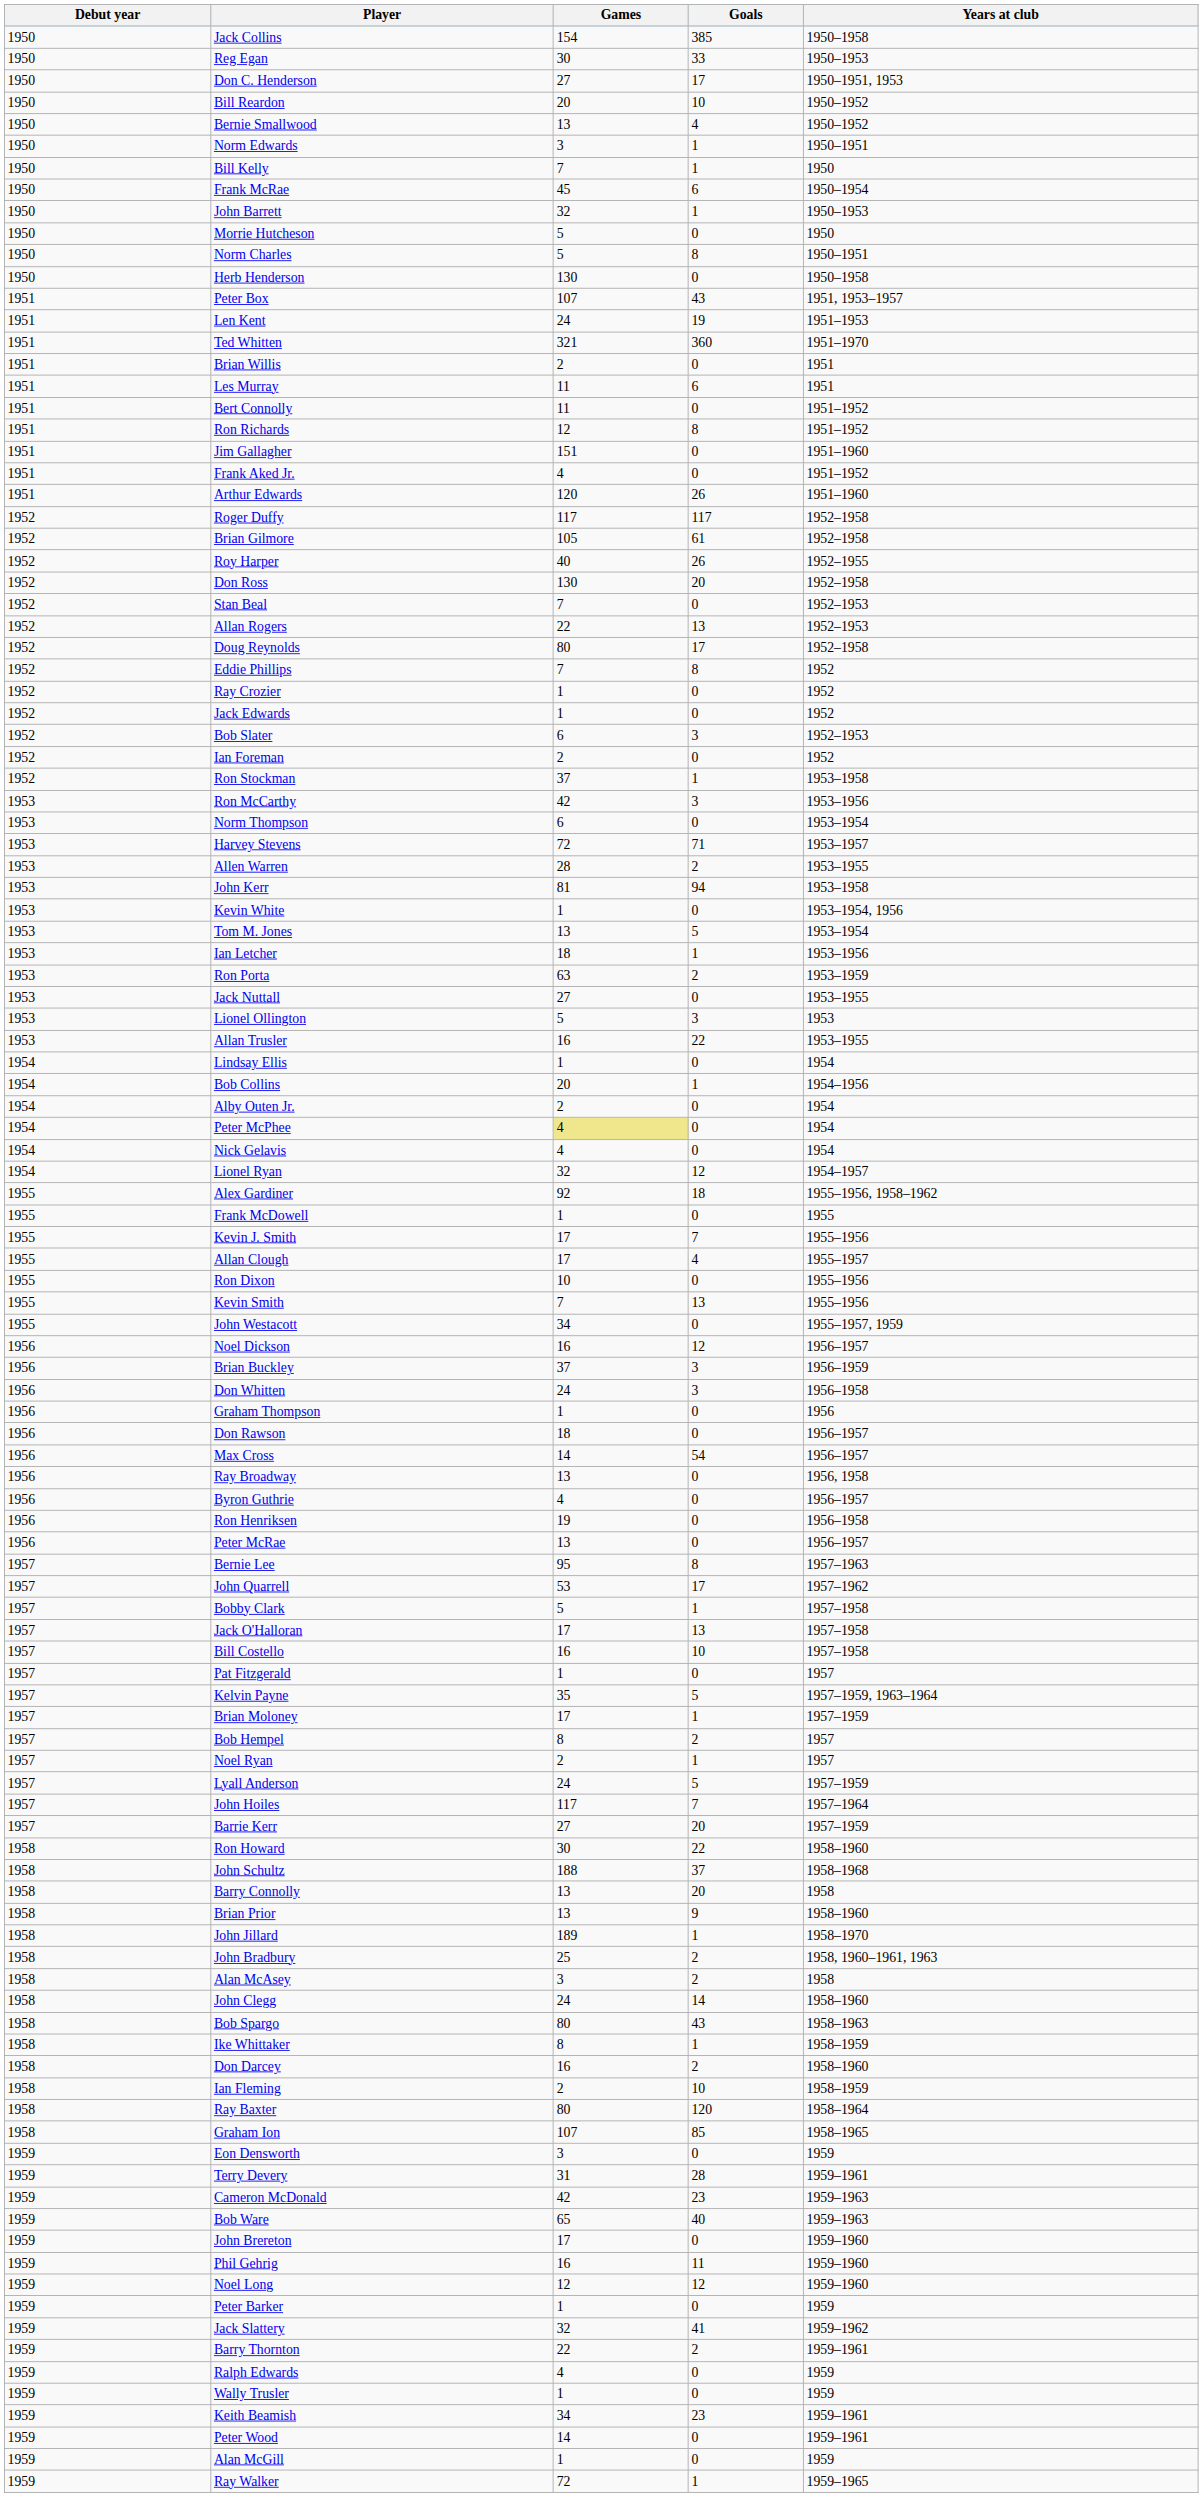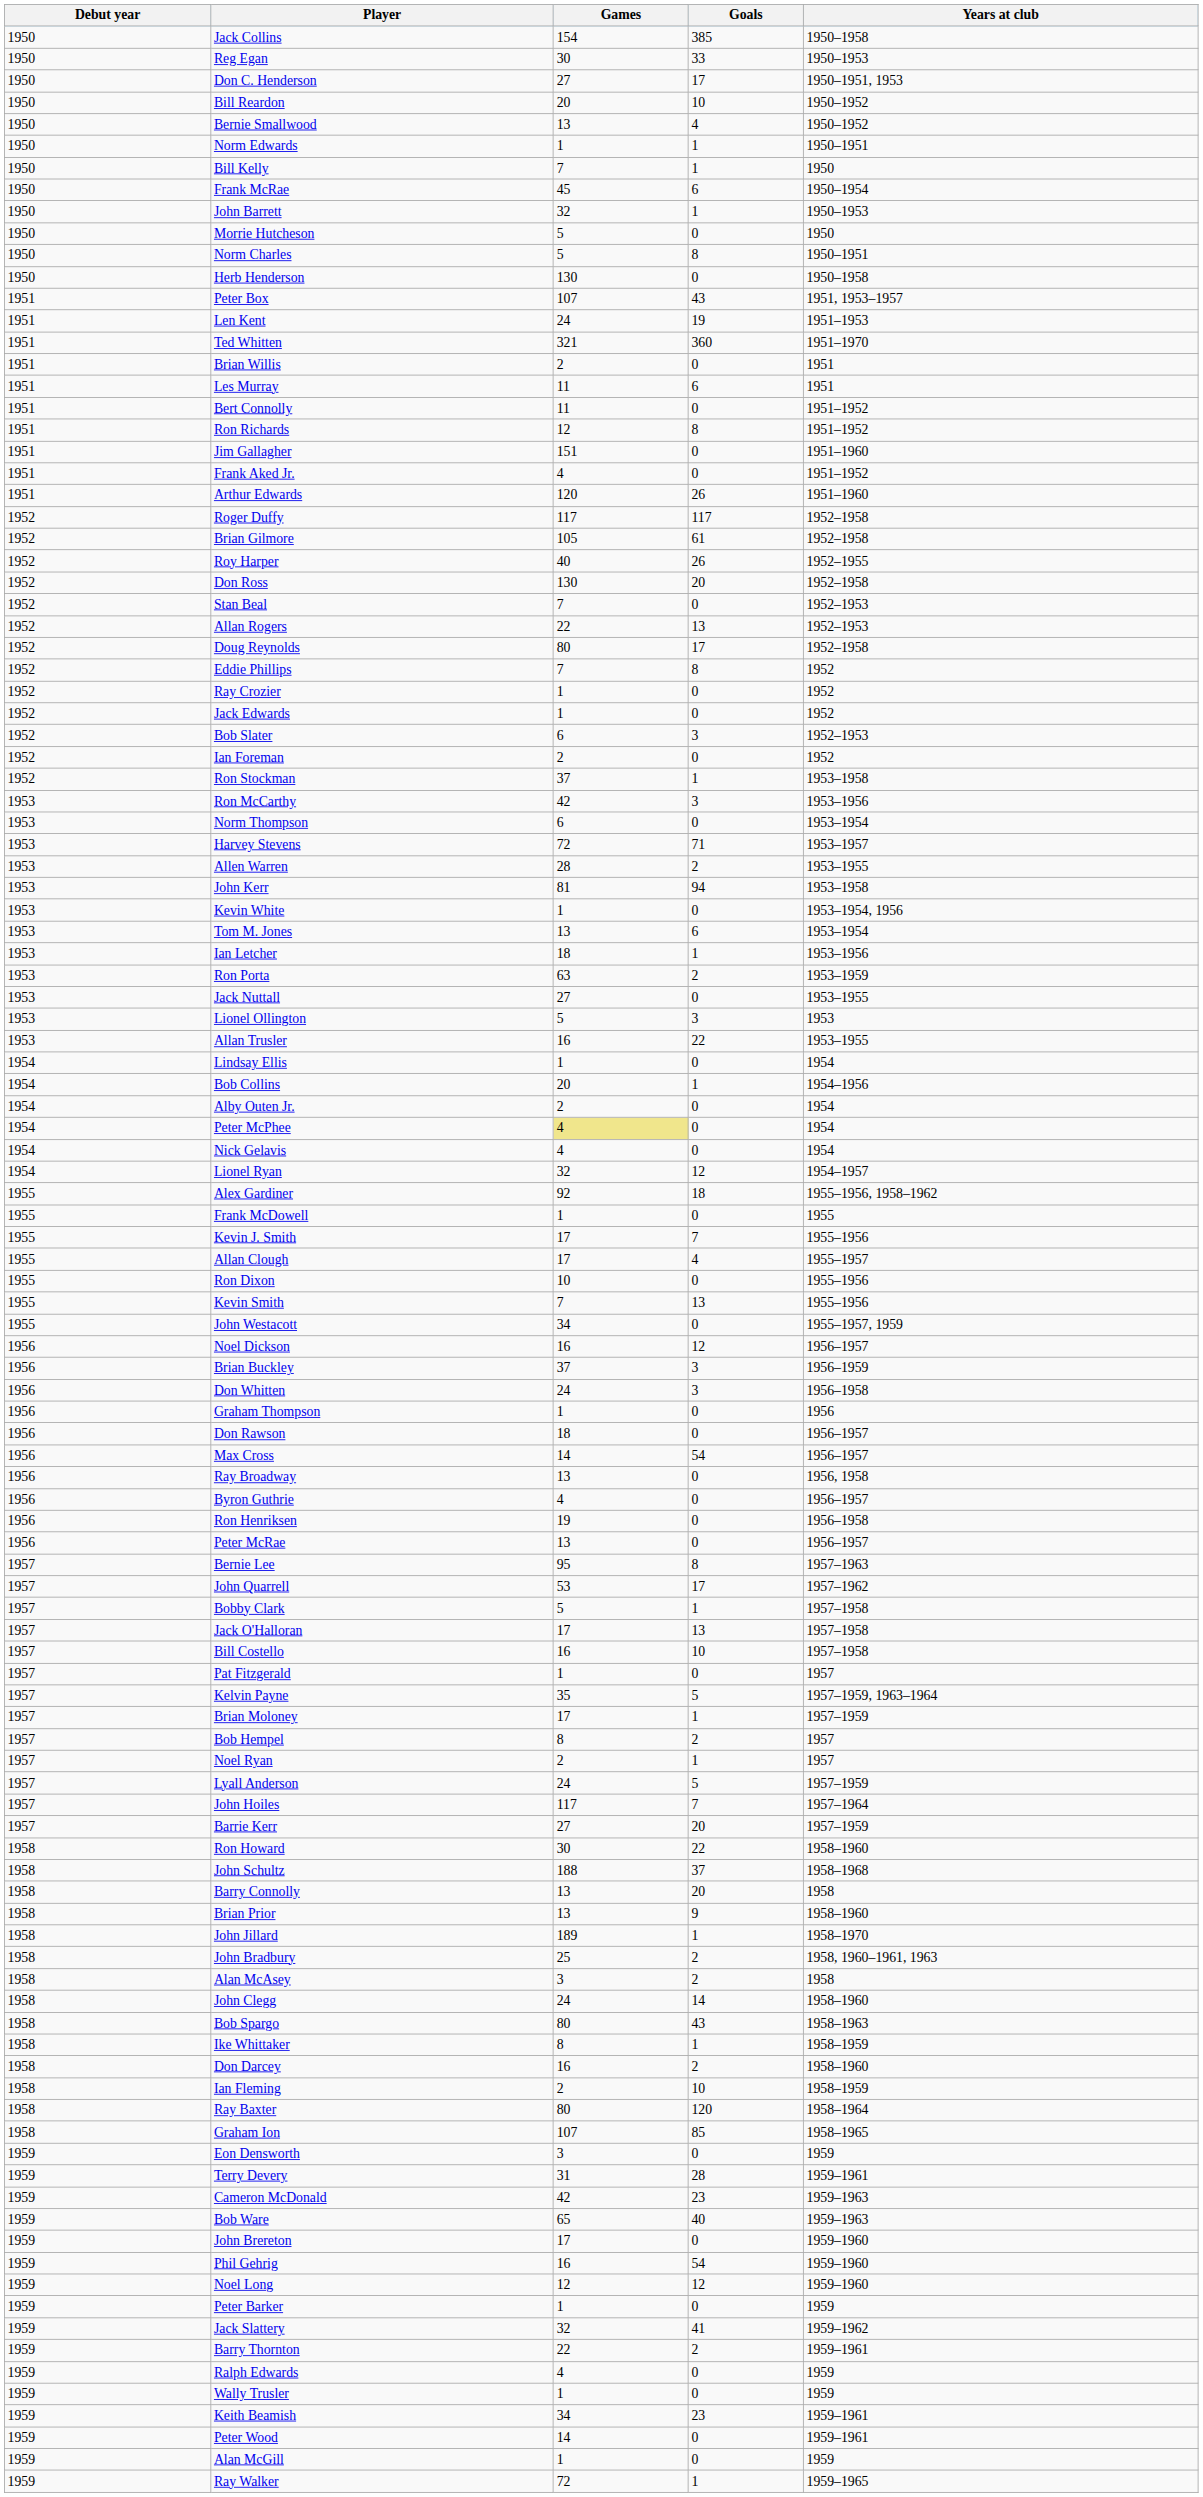(560, 146) 3 -> (560, 146) 1
(695, 931) 5 -> (695, 931) 6
(698, 2263) 11 -> (698, 2263) 54
